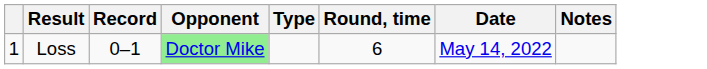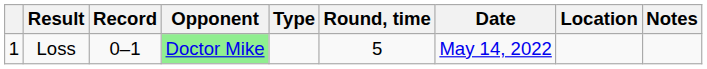+ column: (599, 19)
(377, 48) 6 -> (377, 48) 5
